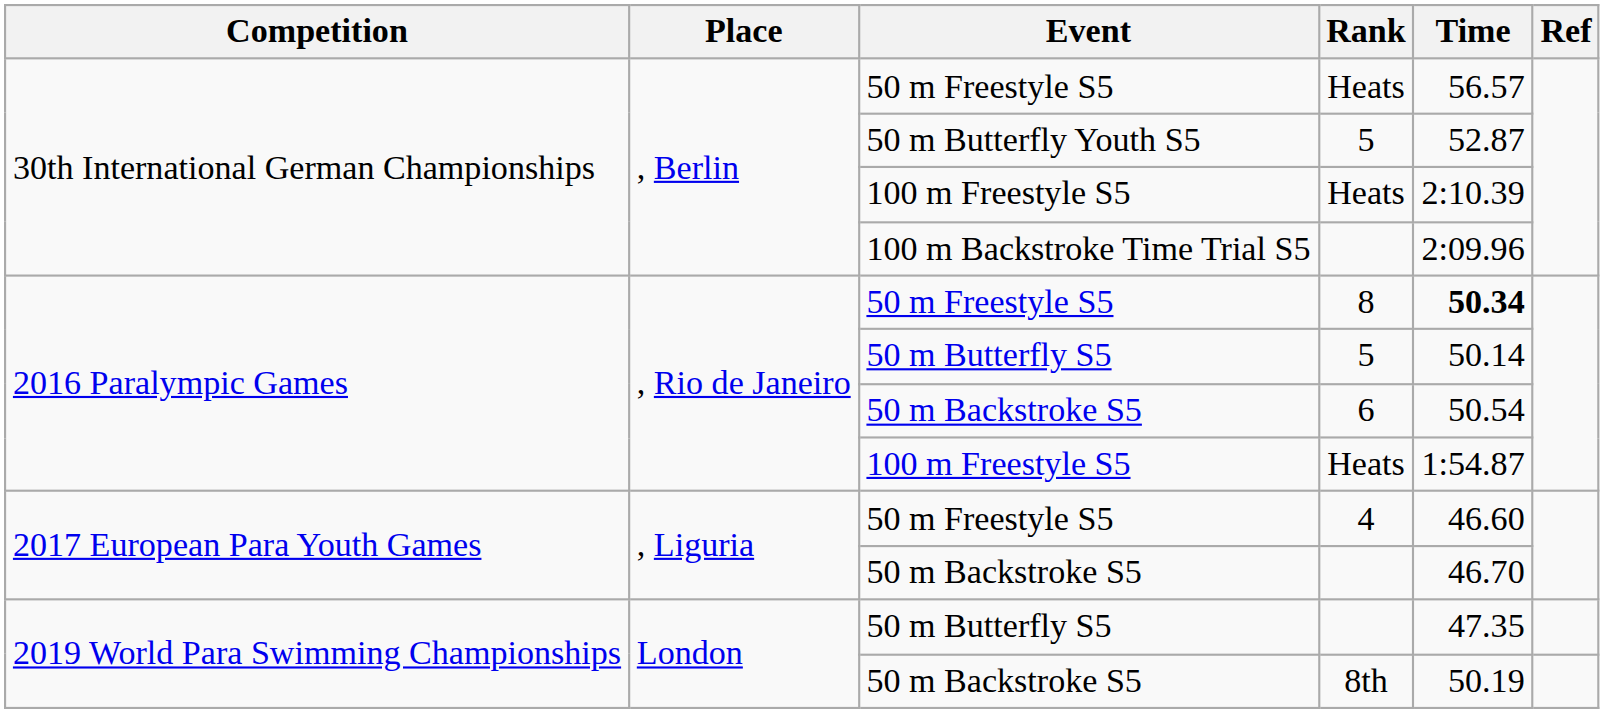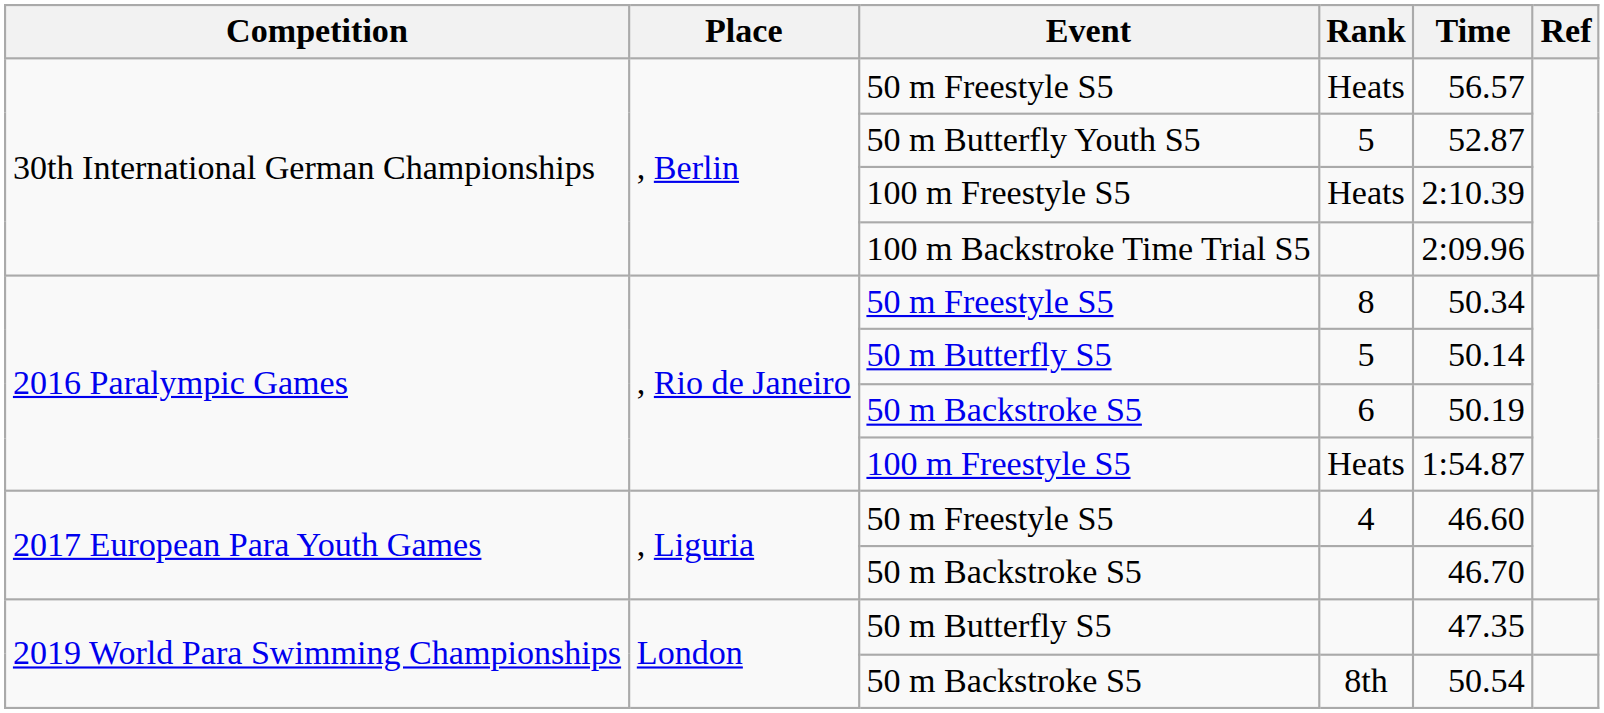(1486, 301) bold -> (1486, 301) normal
(1486, 409) 50.54 -> (1486, 409) 50.19
(1486, 680) 50.19 -> (1486, 680) 50.54
